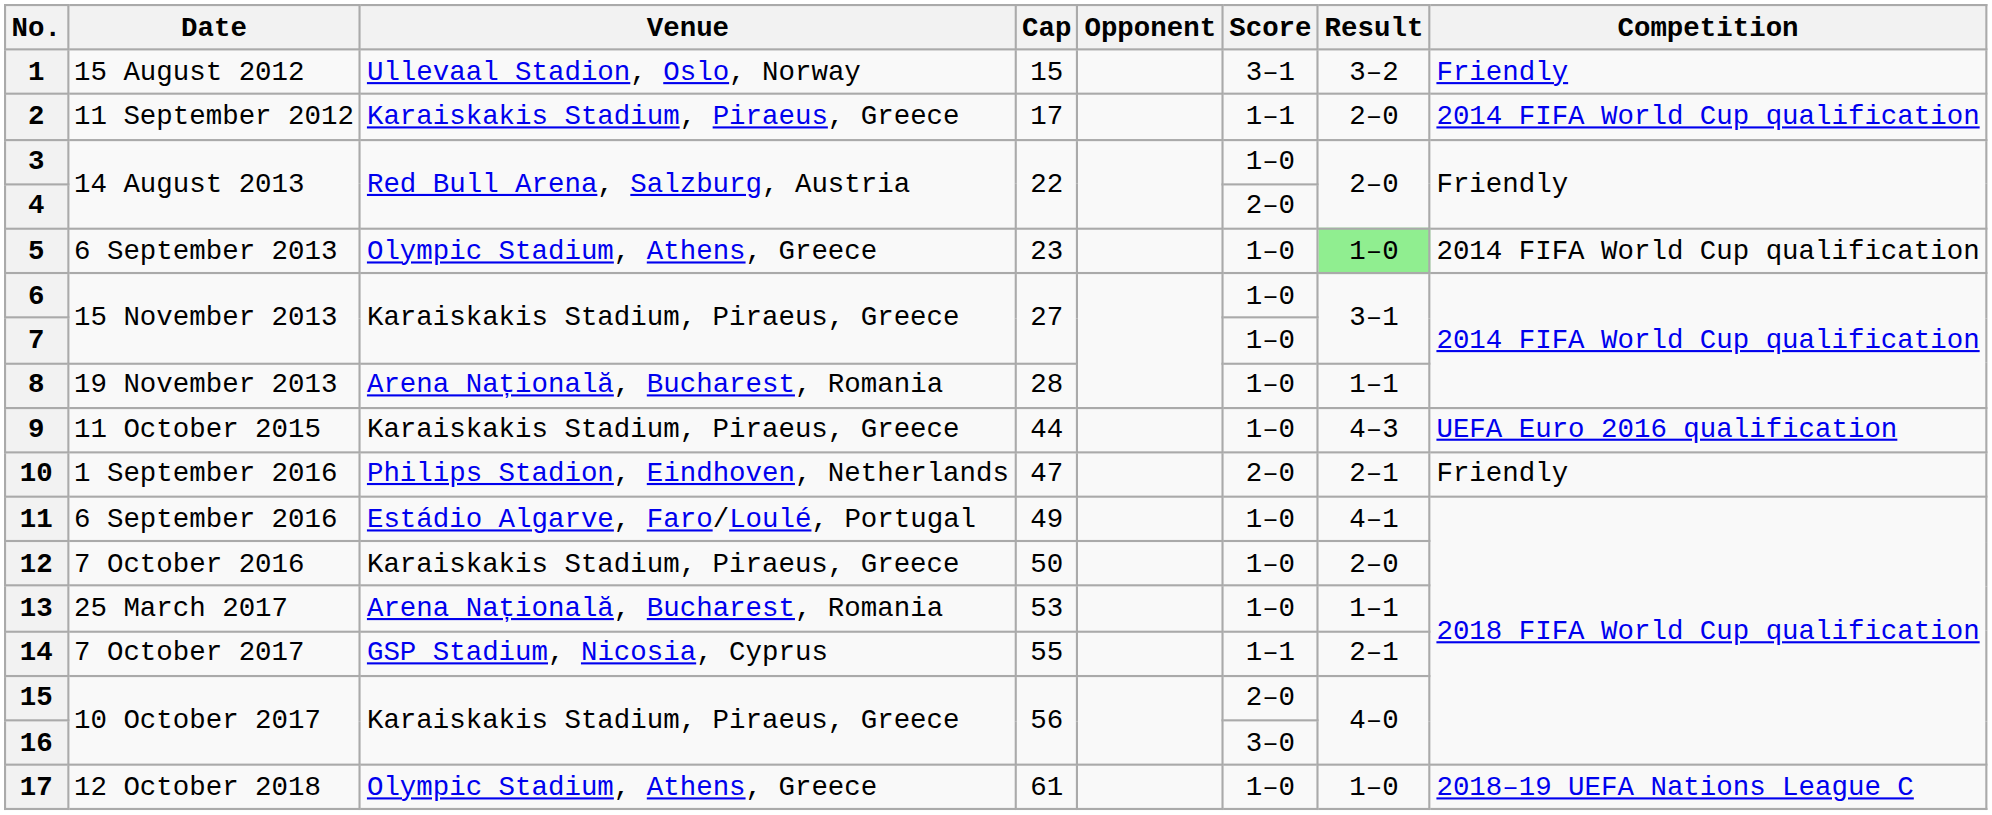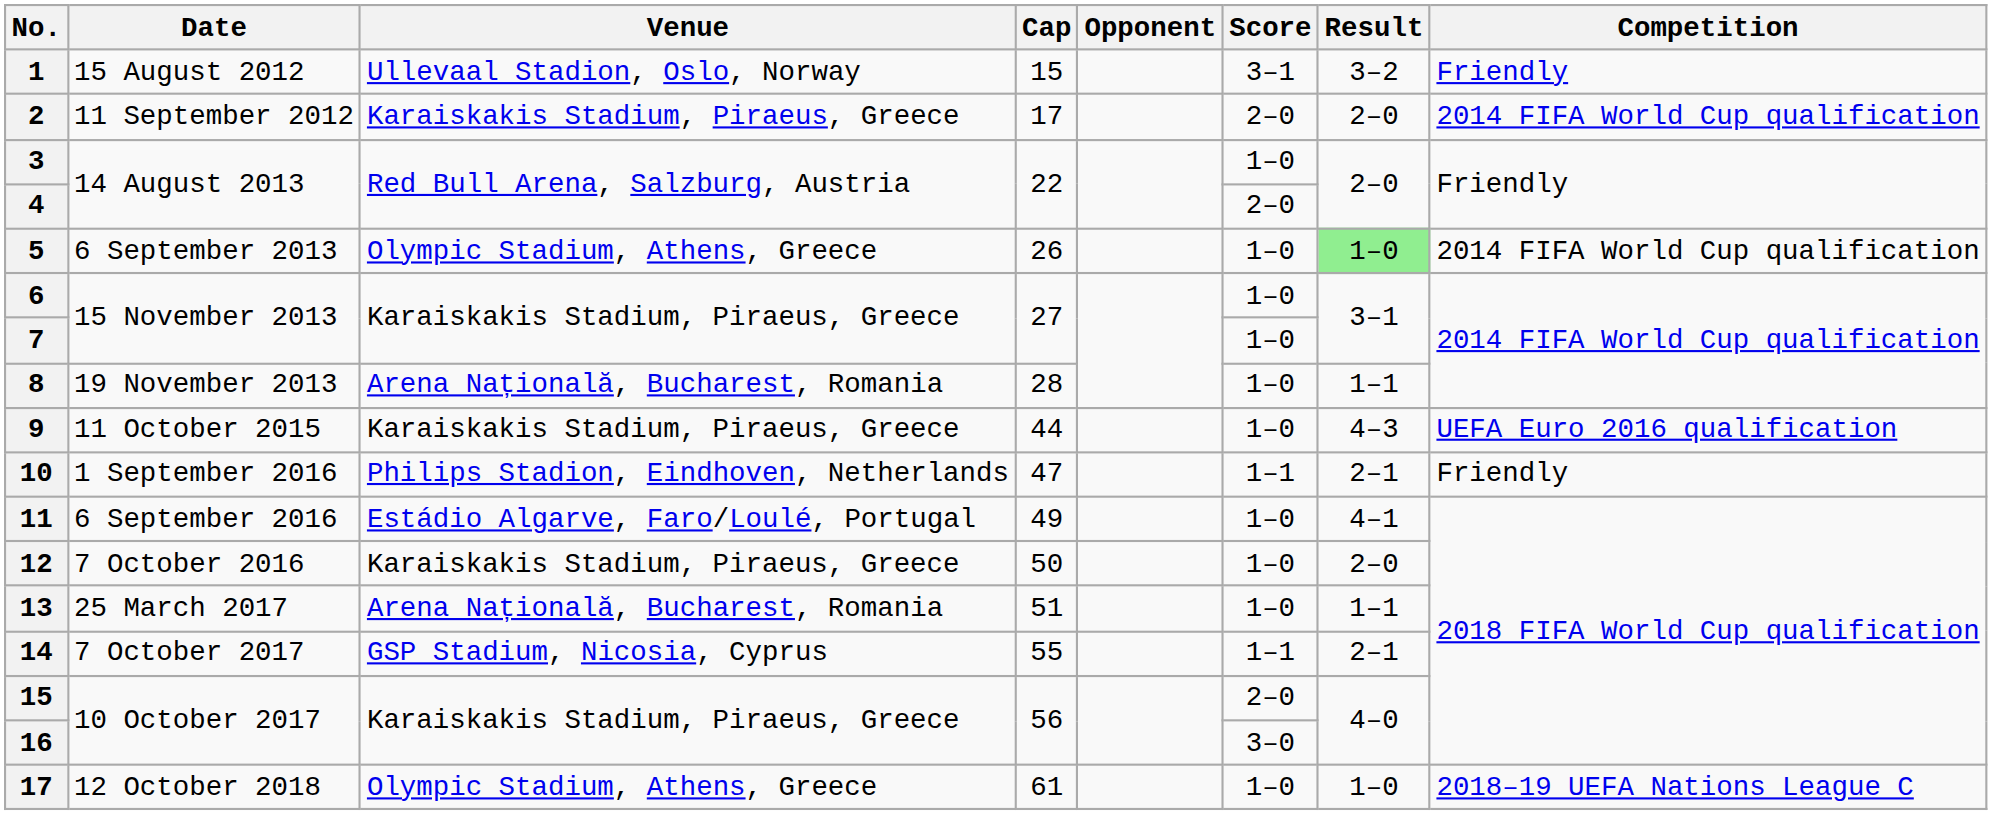(1270, 117) 1–1 -> (1270, 117) 2–0
(1047, 251) 23 -> (1047, 251) 26
(1270, 474) 2–0 -> (1270, 474) 1–1
(1047, 609) 53 -> (1047, 609) 51
